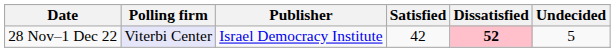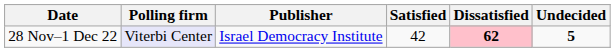(491, 36) 52 -> (491, 36) 62
(571, 36) normal -> (571, 36) bold
